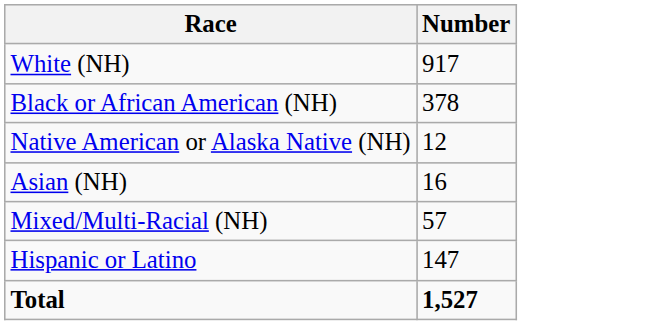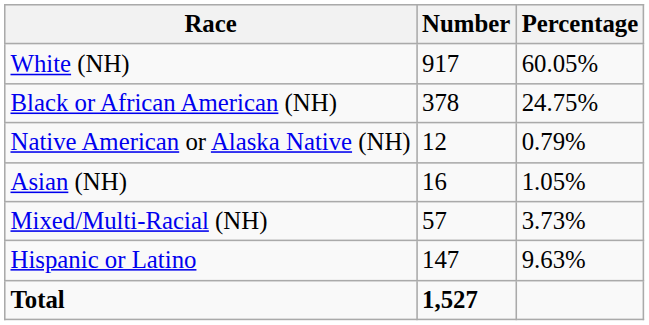+ column: (580, 24)
